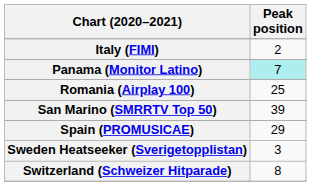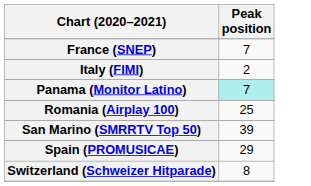+ row: (112, 49)
- row: (127, 150)
